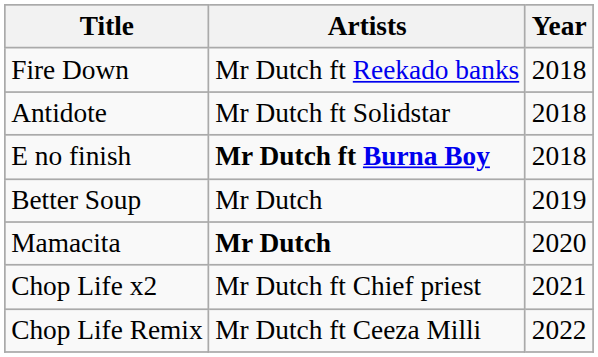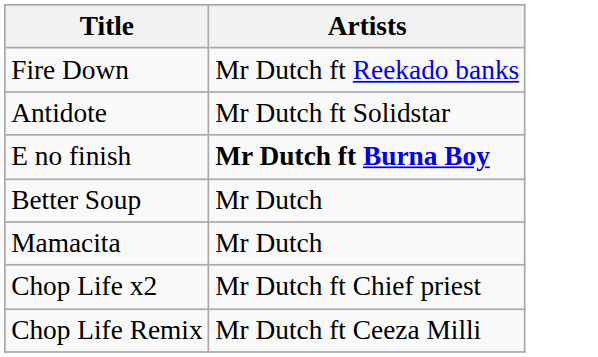- column: (559, 26)
(273, 243) bold -> (269, 243) normal
